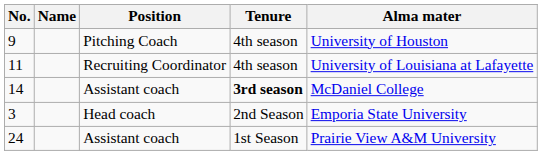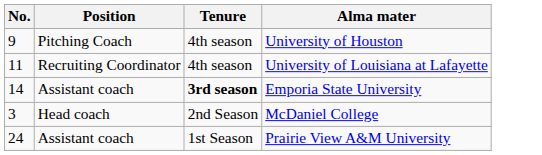- column: (57, 16)
(367, 89) McDaniel College -> (343, 89) Emporia State University
(389, 114) Emporia State University -> (322, 114) McDaniel College
